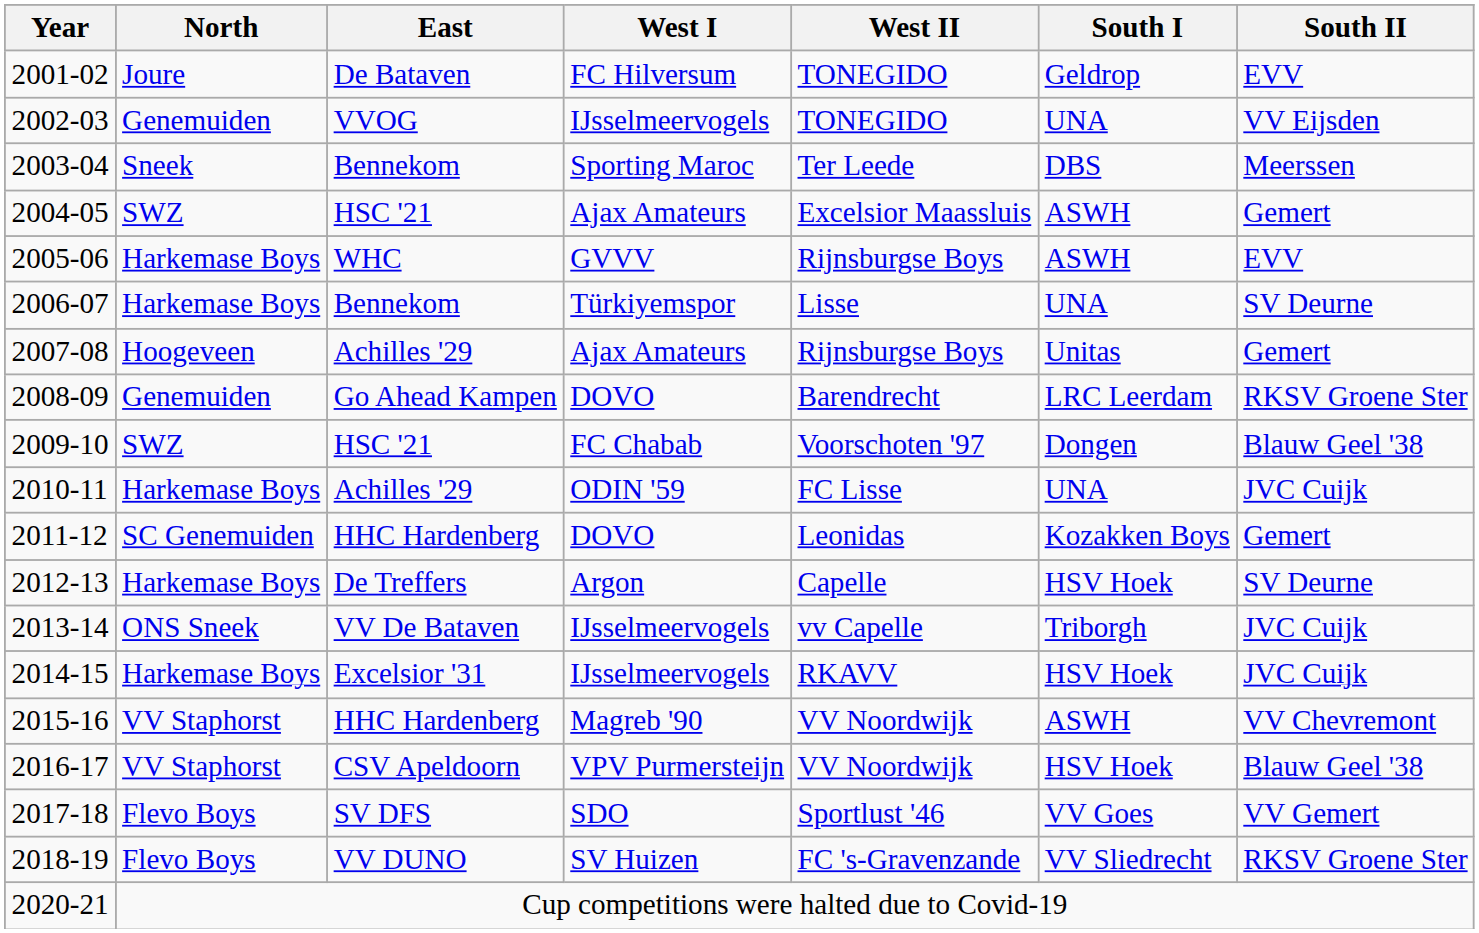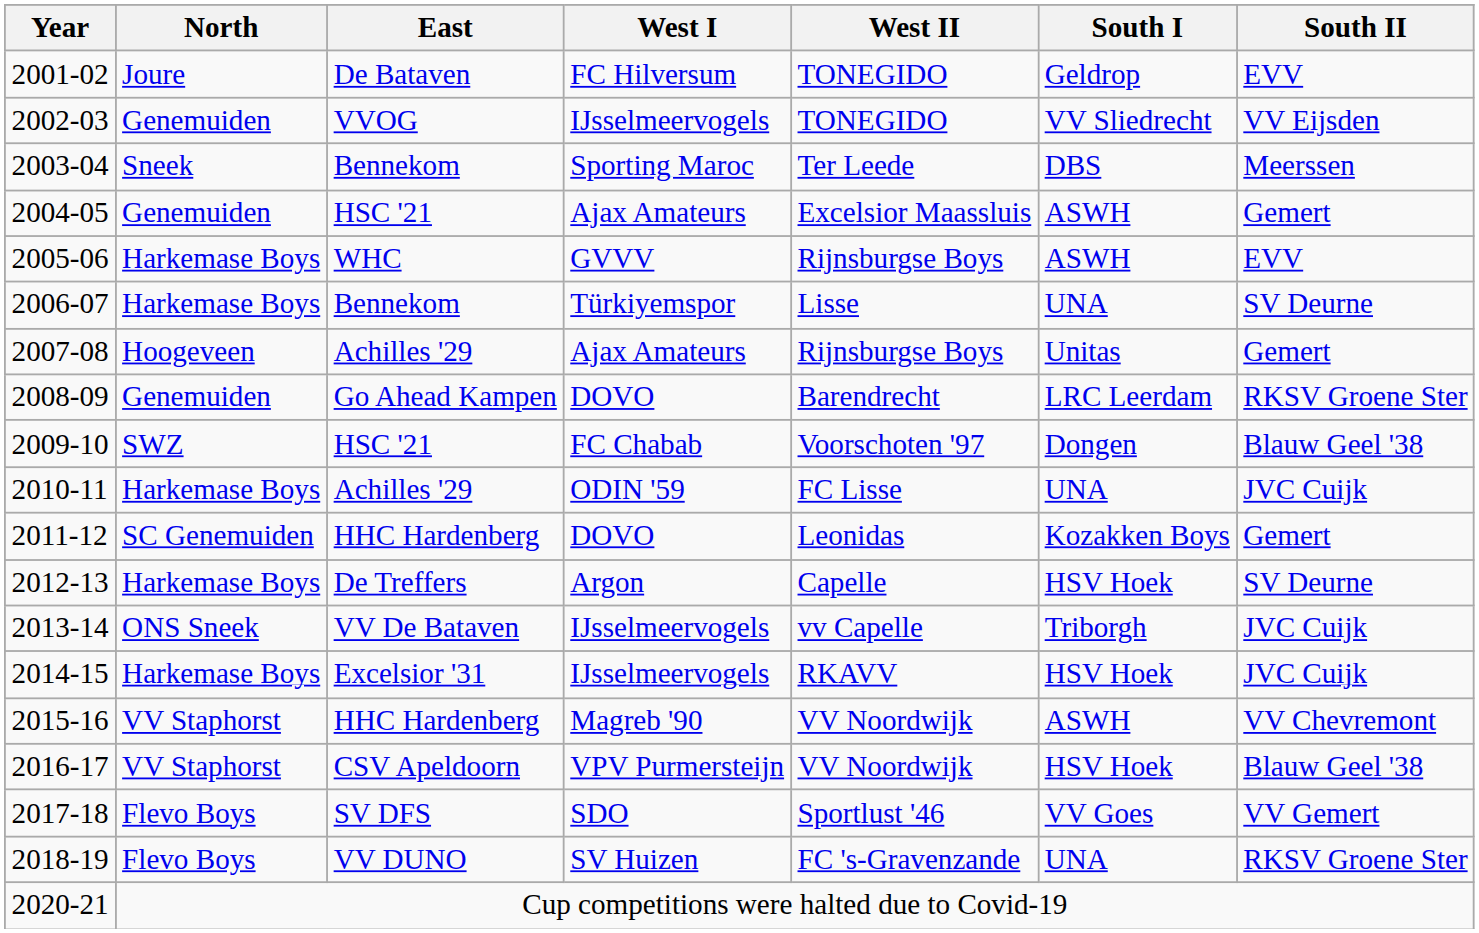(1076, 119) UNA -> (1128, 119) VV Sliedrecht
(153, 212) SWZ -> (196, 212) Genemuiden
(1128, 858) VV Sliedrecht -> (1076, 858) UNA
